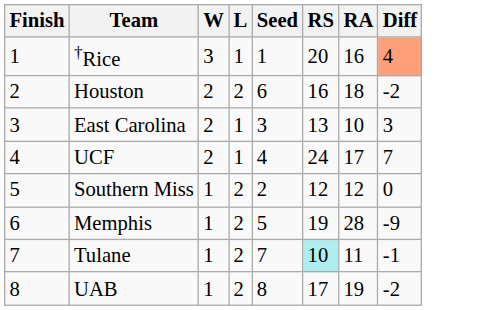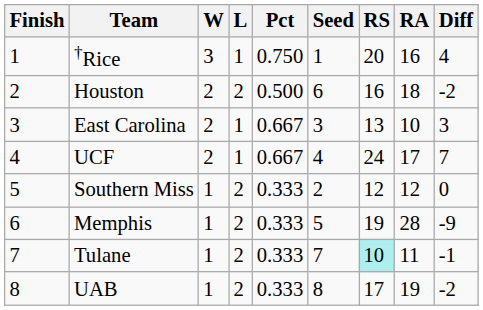+ column: (280, 20)
(388, 56) lightsalmon background -> (444, 56) no background
